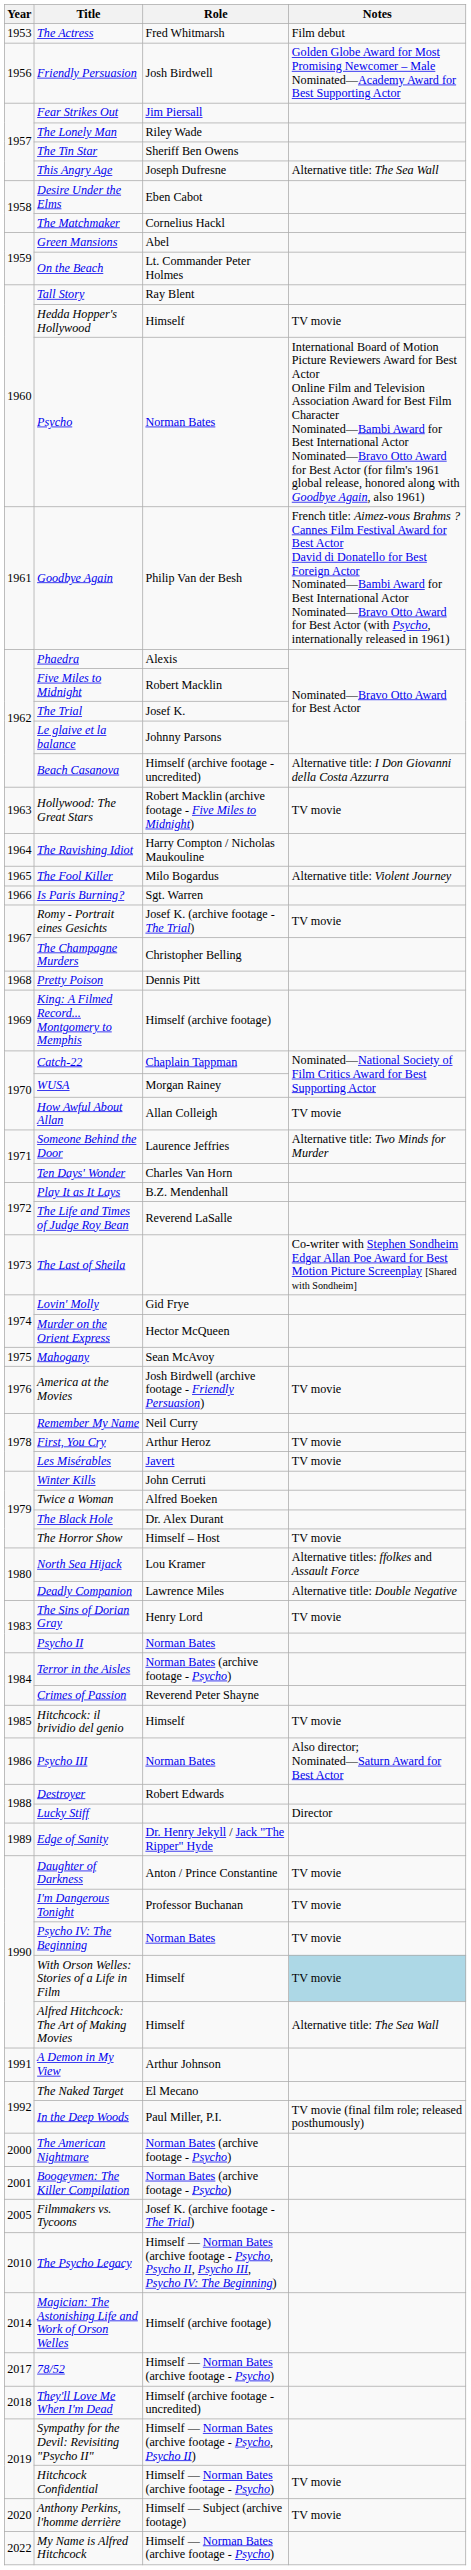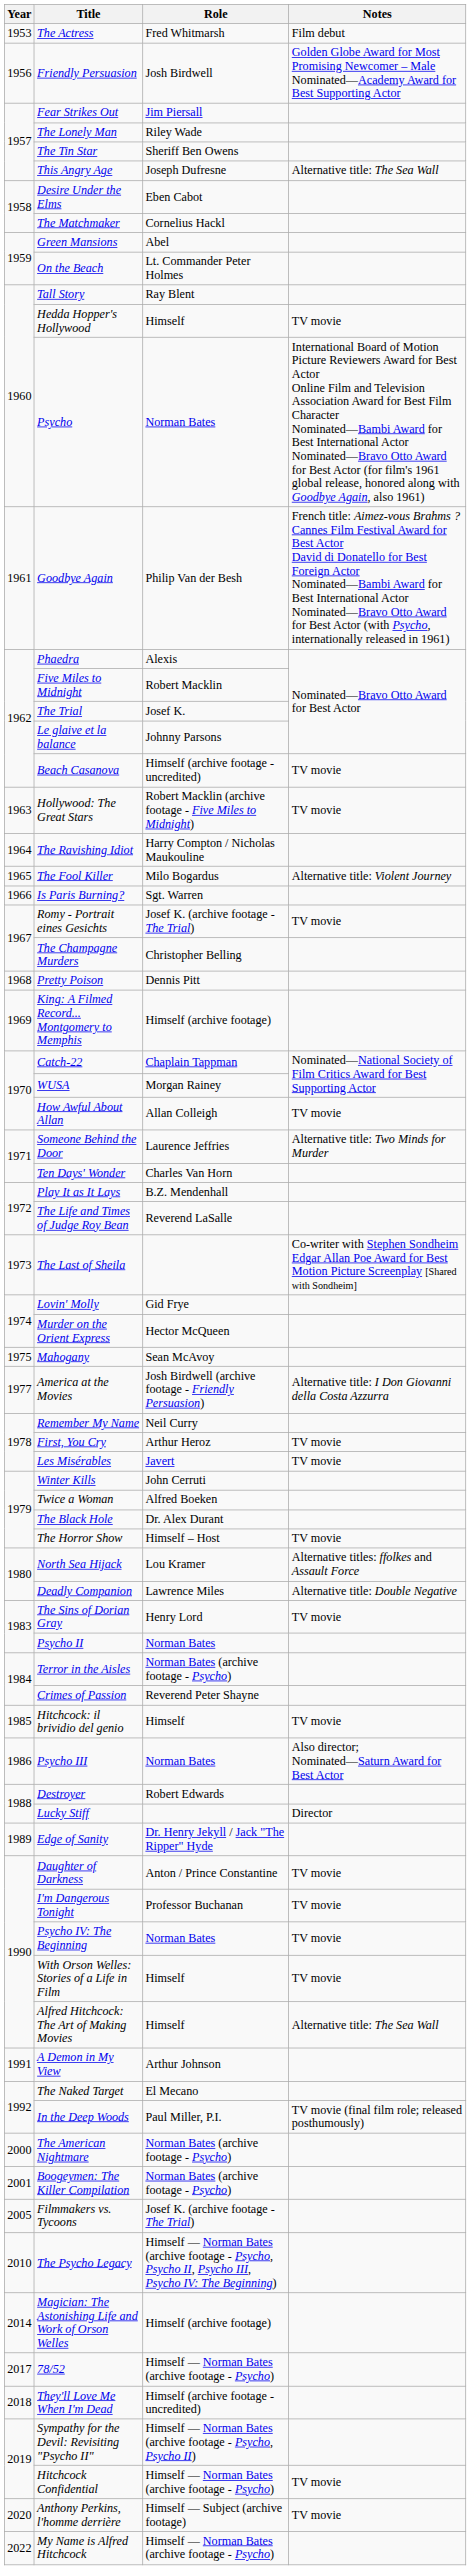(371, 770) Alternative title: I Don Giovanni della Costa Azzurra -> (316, 770) TV movie
(19, 1389) 1976 -> (19, 1389) 1977
(316, 1389) TV movie -> (371, 1389) Alternative title: I Don Giovanni della Costa Azzurra
(316, 1978) lightblue background -> (316, 1978) no background
